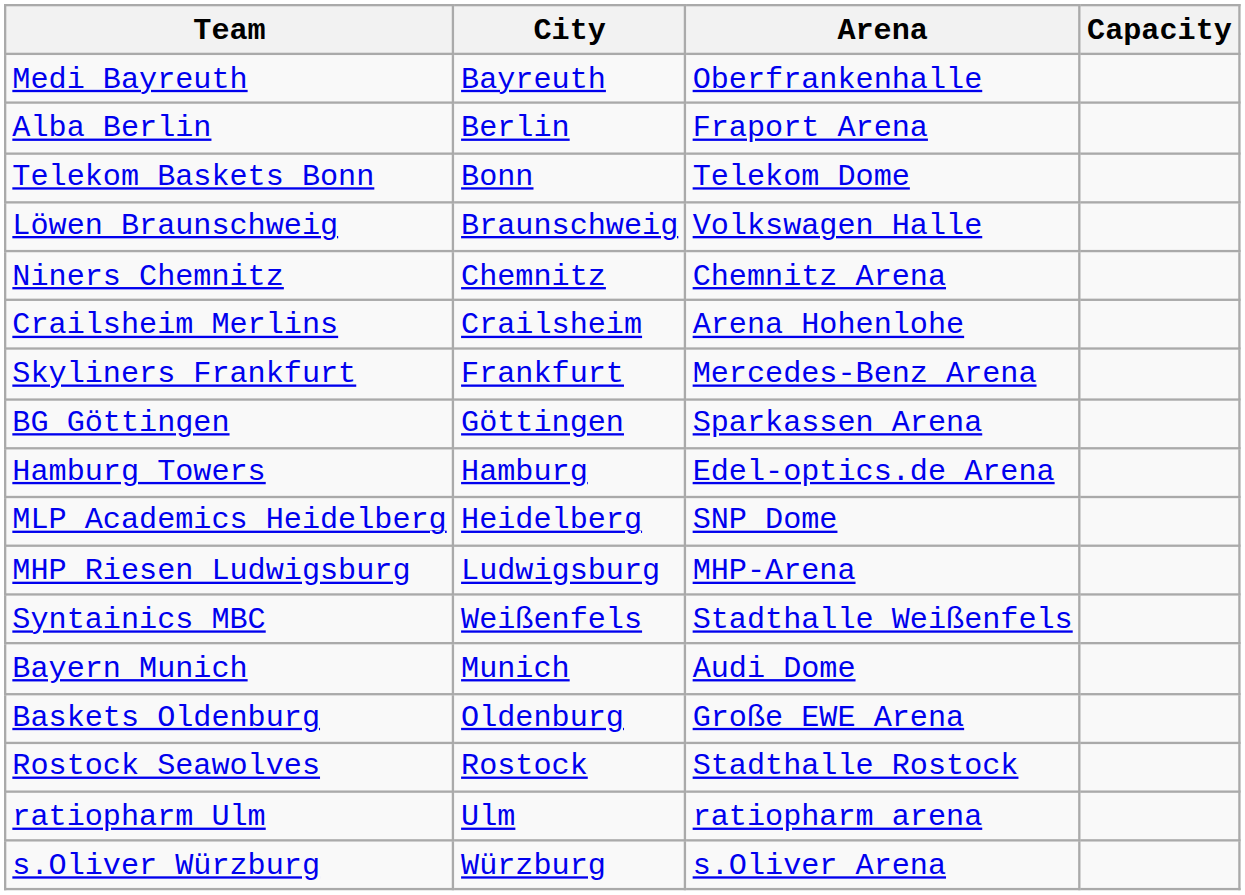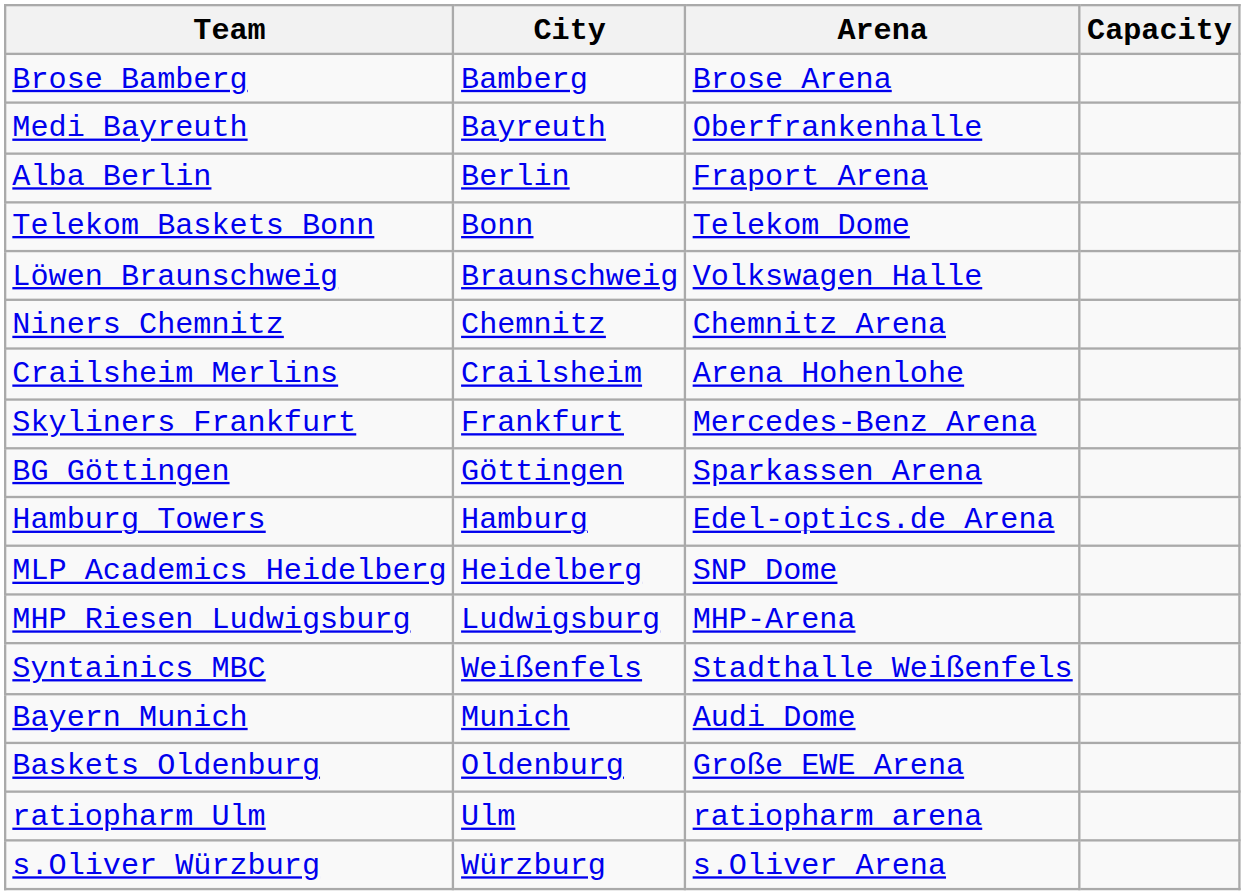+ row: (130, 79)
- row: (166, 767)
